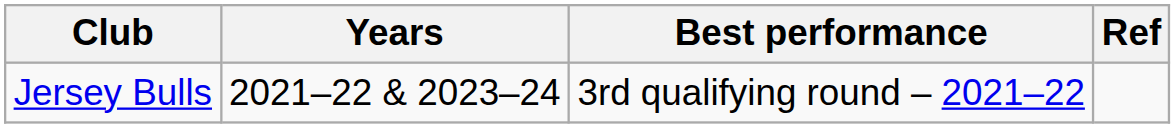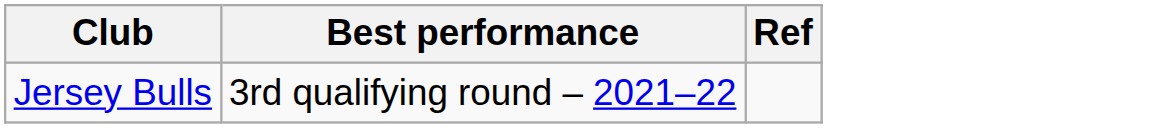- column: (395, 33)
